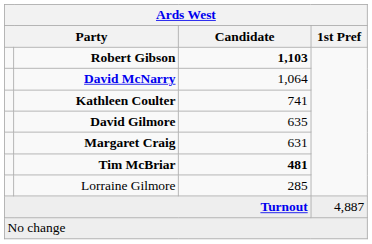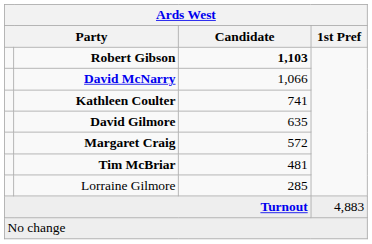(293, 79) 1,064 -> (293, 79) 1,066
(298, 143) 631 -> (298, 143) 572
(298, 164) bold -> (298, 164) normal
(349, 206) 4,887 -> (349, 206) 4,883
